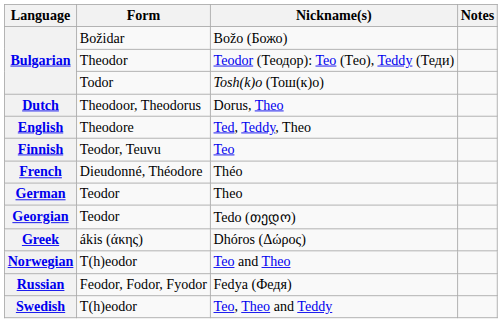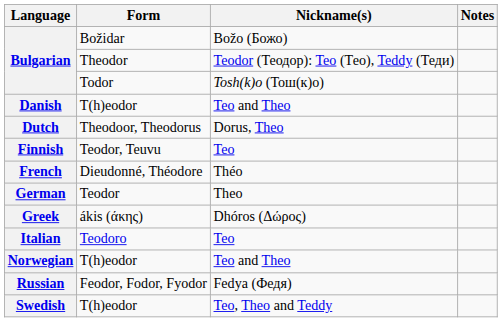+ row: (41, 104)
- row: (41, 127)
- row: (41, 217)
+ row: (41, 238)
